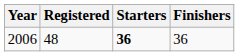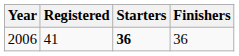(51, 39) 48 -> (51, 39) 41
